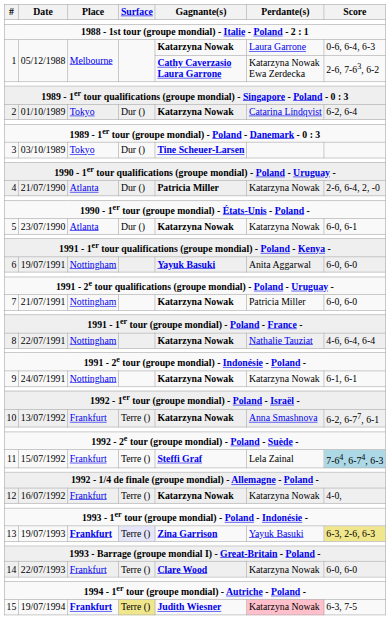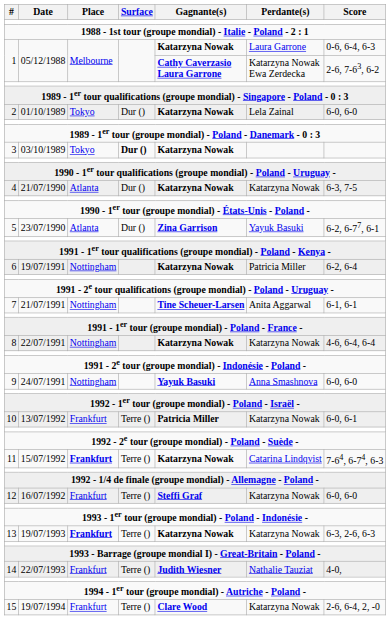(285, 112) Catarina Lindqvist -> (271, 112) Lela Zainal
(342, 112) 6-2, 6-4 -> (342, 112) 6-0, 6-0
(133, 150) normal -> (134, 150) bold
(201, 150) Tine Scheuer-Larsen -> (195, 150) Katarzyna Nowak
(188, 188) Patricia Miller -> (195, 188) Katarzyna Nowak
(353, 188) 2-6, 6-4, 2, -0 -> (342, 188) 6-3, 7-5
(195, 226) Katarzyna Nowak -> (187, 227) Zina Garrison
(284, 226) Katarzyna Nowak -> (276, 227) Yayuk Basuki
(342, 226) 6-0, 6-1 -> (353, 227) 6-2, 6-77, 6-1
(186, 264) Yayuk Basuki -> (195, 267) Katarzyna Nowak
(280, 264) Anita Aggarwal -> (277, 267) Patricia Miller
(342, 264) 6-0, 6-0 -> (342, 267) 6-2, 6-4
(195, 302) Katarzyna Nowak -> (201, 305) Tine Scheuer-Larsen
(277, 302) Patricia Miller -> (280, 305) Anita Aggarwal
(342, 302) 6-0, 6-0 -> (342, 305) 6-1, 6-1
(281, 340) Nathalie Tauziat -> (284, 343) Katarzyna Nowak
(195, 378) Katarzyna Nowak -> (186, 381) Yayuk Basuki
(284, 378) Katarzyna Nowak -> (283, 381) Anna Smashnova
(342, 378) 6-1, 6-1 -> (342, 381) 6-0, 6-0
(195, 418) Katarzyna Nowak -> (188, 419) Patricia Miller
(283, 418) Anna Smashnova -> (284, 419) Katarzyna Nowak
(353, 418) 6-2, 6-77, 6-1 -> (342, 419) 6-0, 6-1
(88, 459) normal -> (91, 459) bold
(180, 459) Steffi Graf -> (195, 459) Katarzyna Nowak
(271, 459) Lela Zainal -> (285, 459) Catarina Lindqvist
(355, 459) lightblue background -> (355, 459) no background
(195, 495) Katarzyna Nowak -> (180, 495) Steffi Graf
(334, 495) 4-0, -> (342, 495) 6-0, 6-0
(136, 533) lavender background -> (136, 533) no background
(187, 533) Zina Garrison -> (195, 533) Katarzyna Nowak
(276, 533) Yayuk Basuki -> (284, 533) Katarzyna Nowak
(351, 533) khaki background -> (351, 533) no background
(182, 569) Clare Wood -> (189, 569) Judith Wiesner
(284, 569) Katarzyna Nowak -> (281, 569) Nathalie Tauziat
(342, 569) 6-0, 6-0 -> (334, 569) 4-0,
(91, 607) bold -> (88, 607) normal
(136, 607) khaki background -> (136, 607) no background
(189, 607) Judith Wiesner -> (182, 607) Clare Wood
(284, 607) pink background -> (284, 607) no background
(342, 607) 6-3, 7-5 -> (353, 607) 2-6, 6-4, 2, -0
